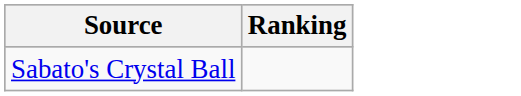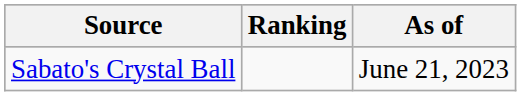+ column: (434, 25)
